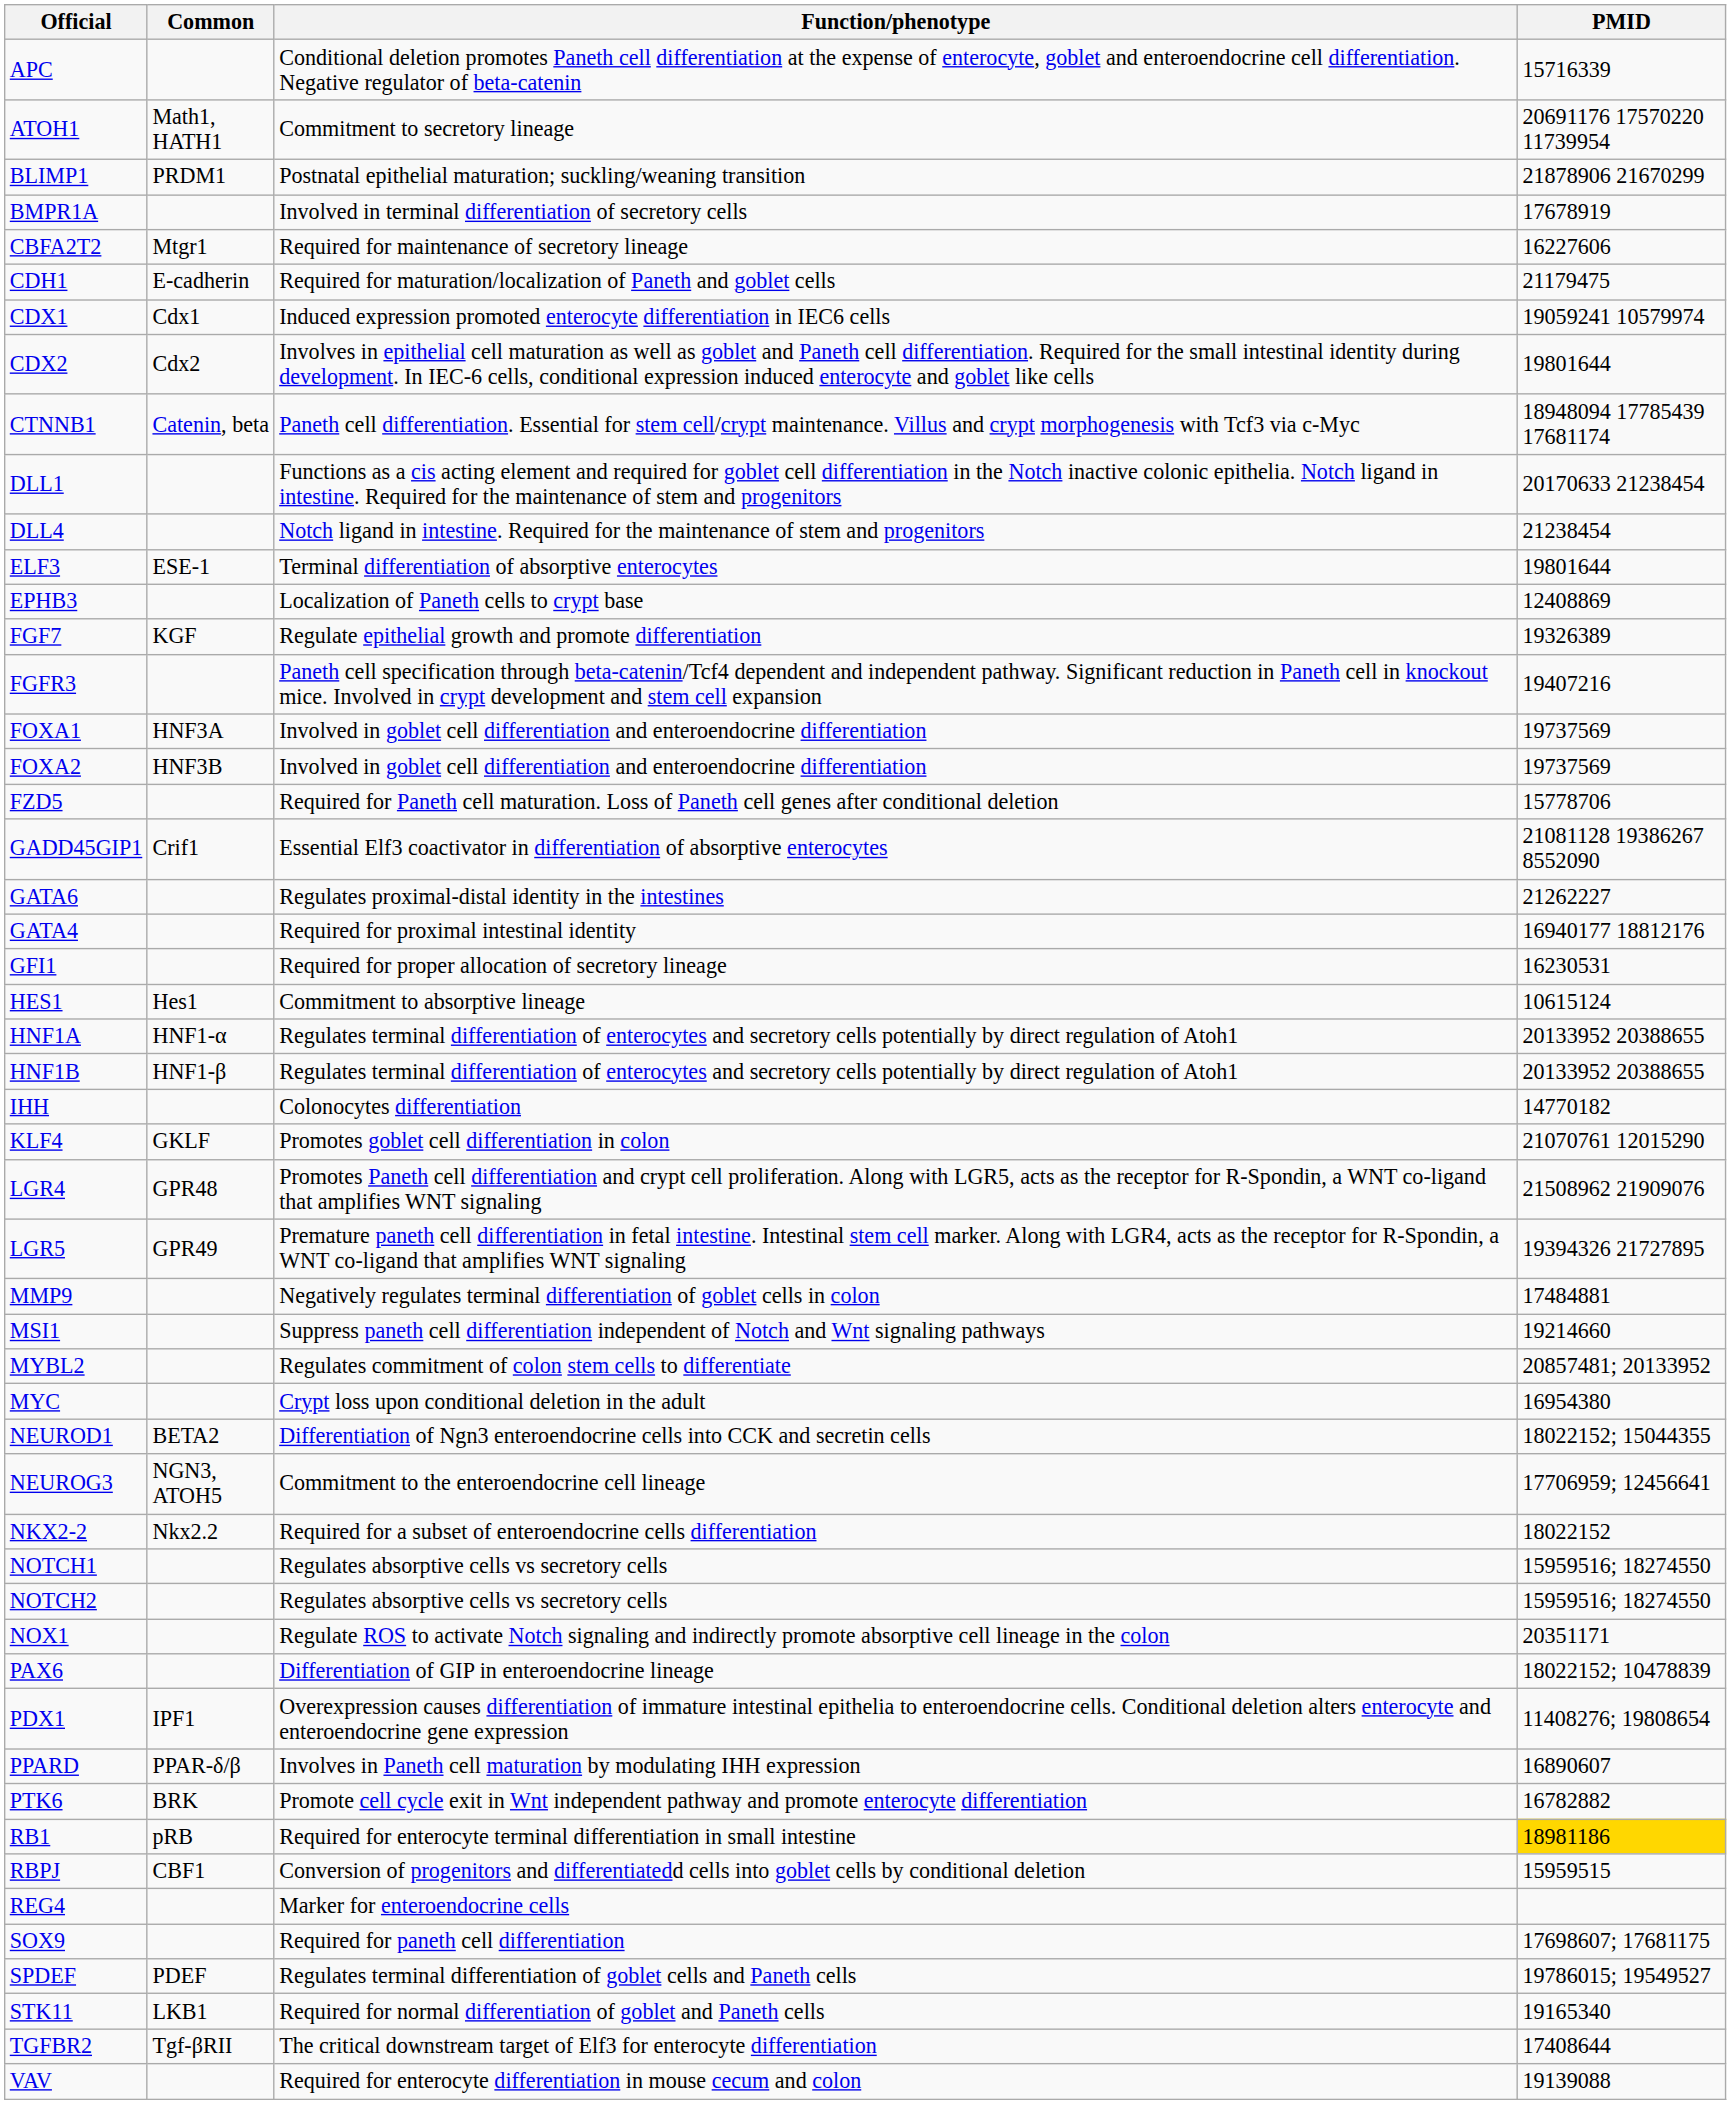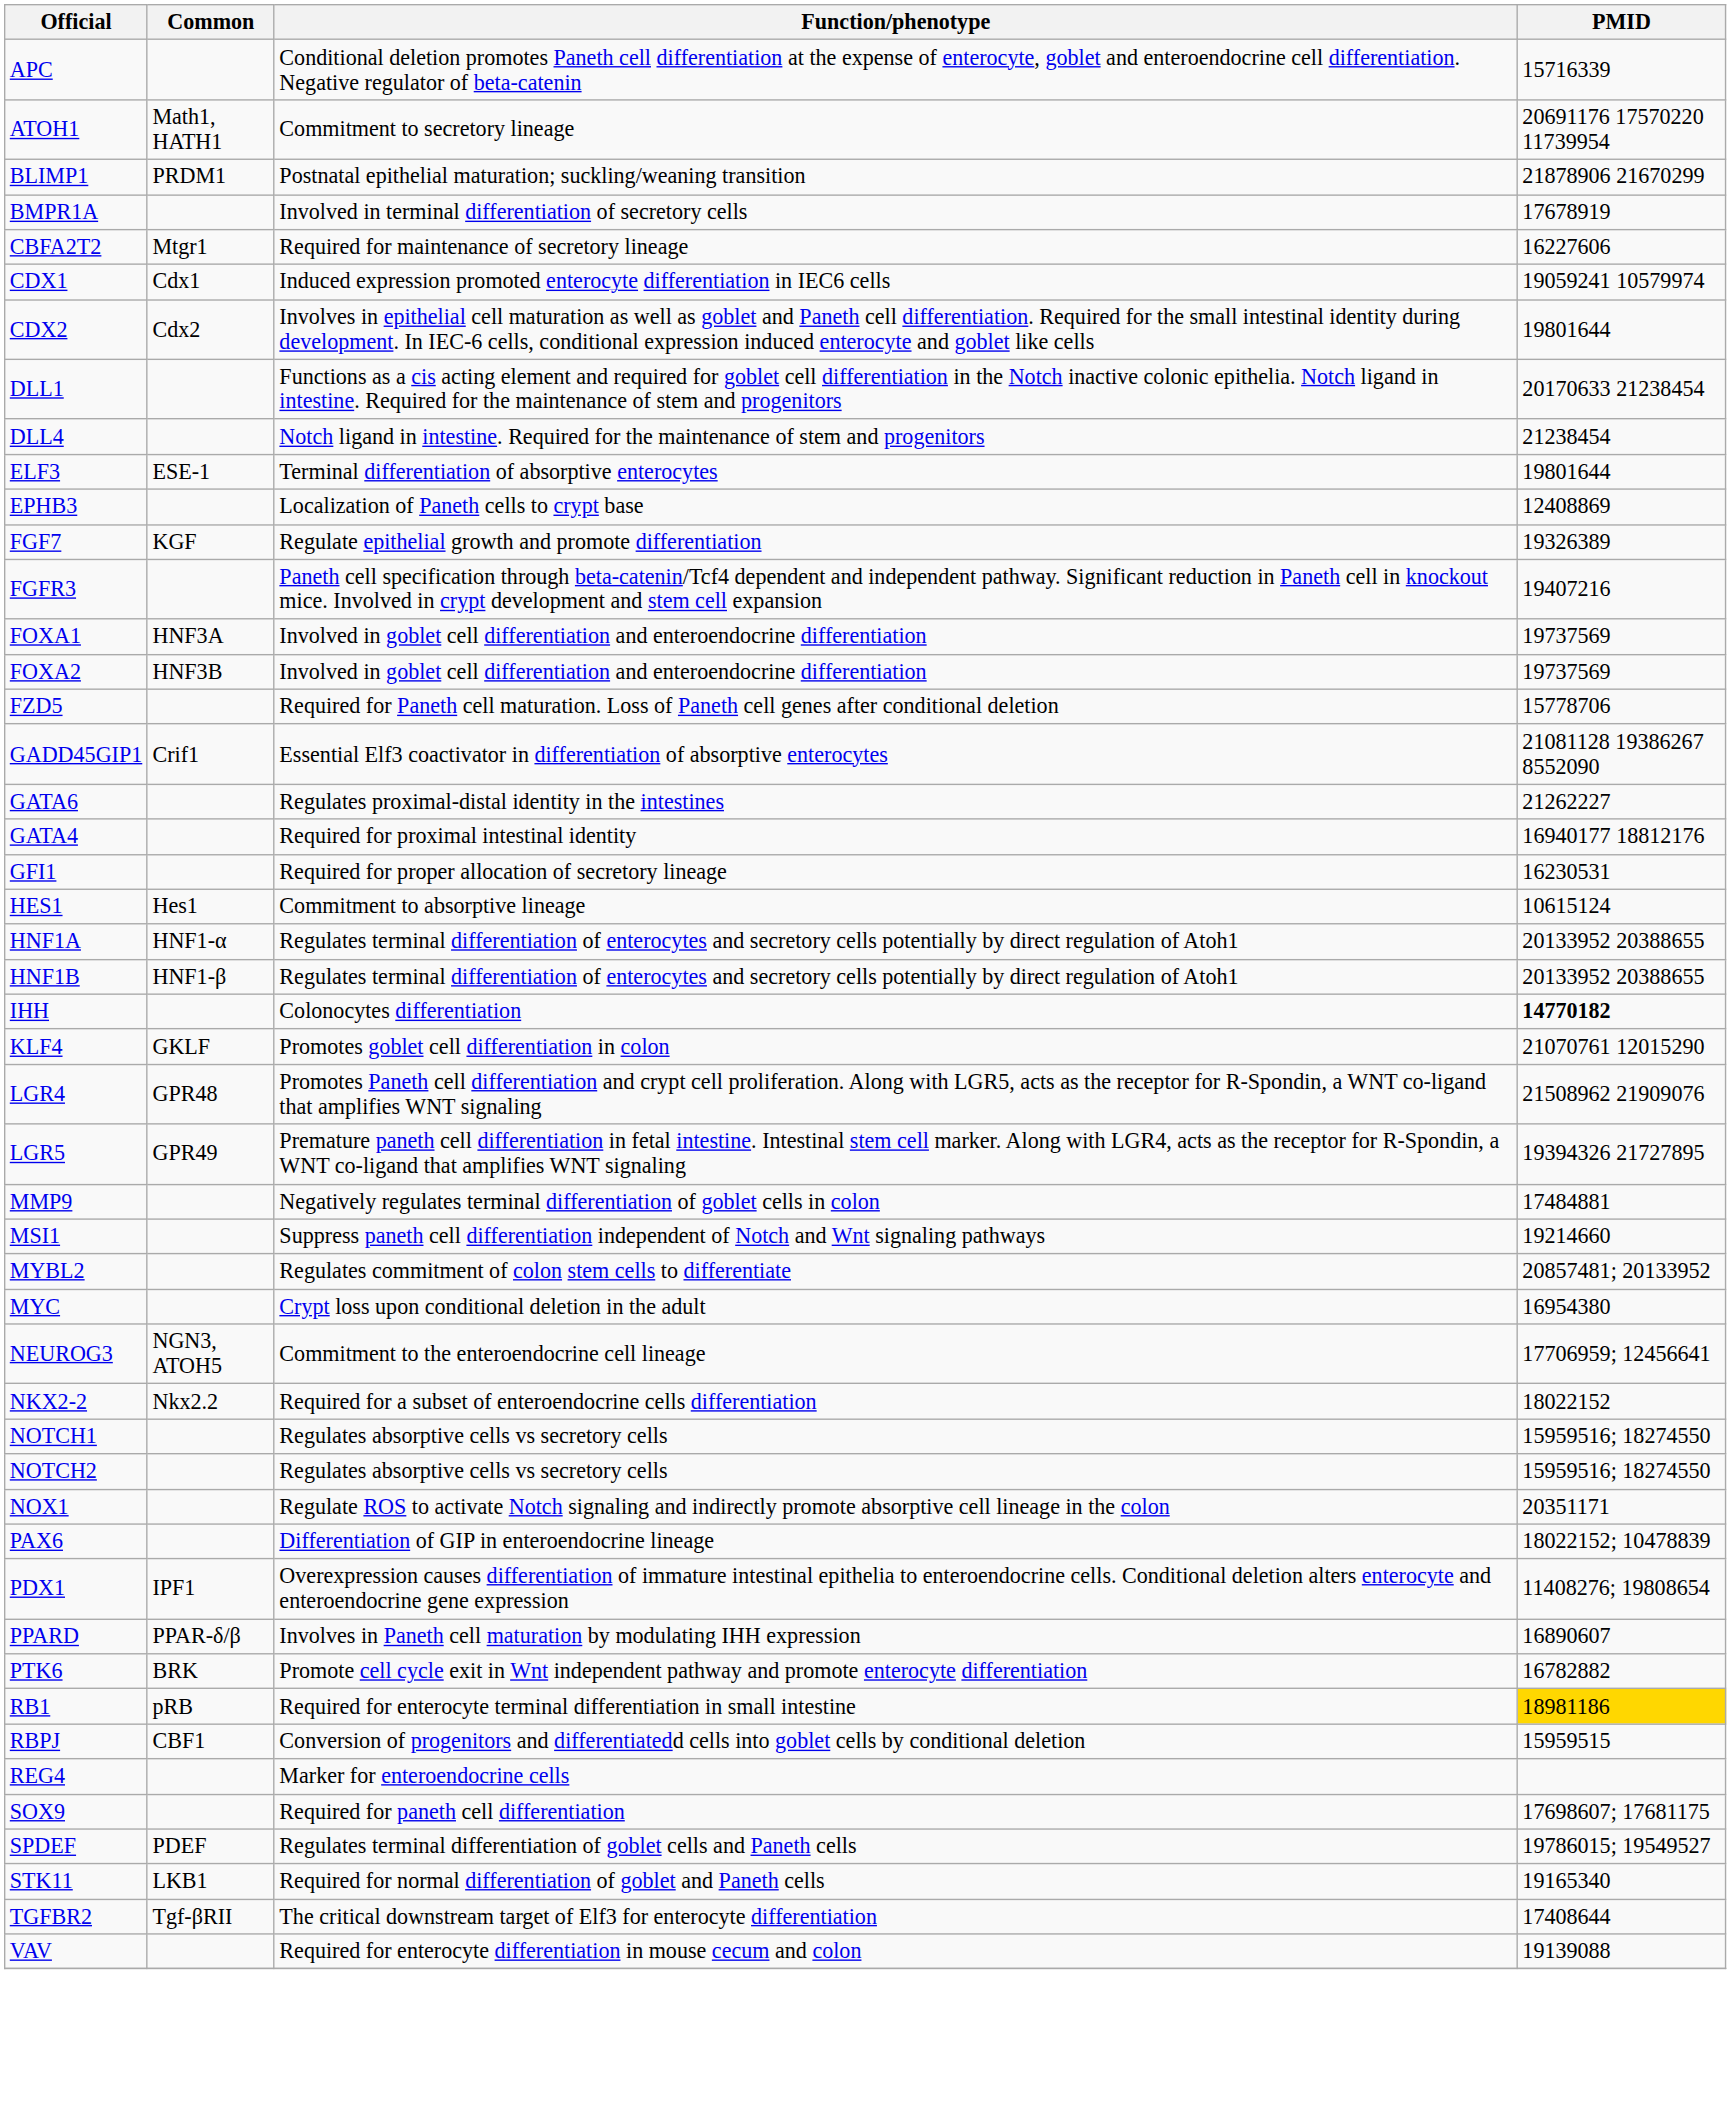- row: (39, 281)
- row: (53, 424)
(1567, 1106) normal -> (1567, 1011) bold
- row: (61, 1436)
